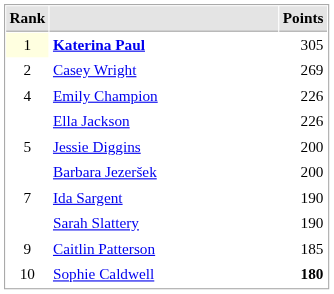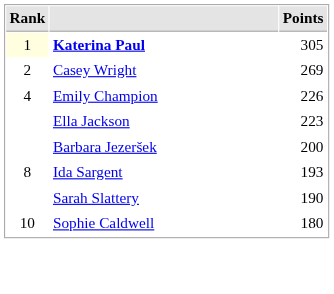(312, 121) 226 -> (312, 121) 223
- row: (97, 147)
(27, 198) 7 -> (27, 172) 8
(312, 198) 190 -> (312, 172) 193
- row: (104, 249)
(312, 274) bold -> (312, 223) normal
